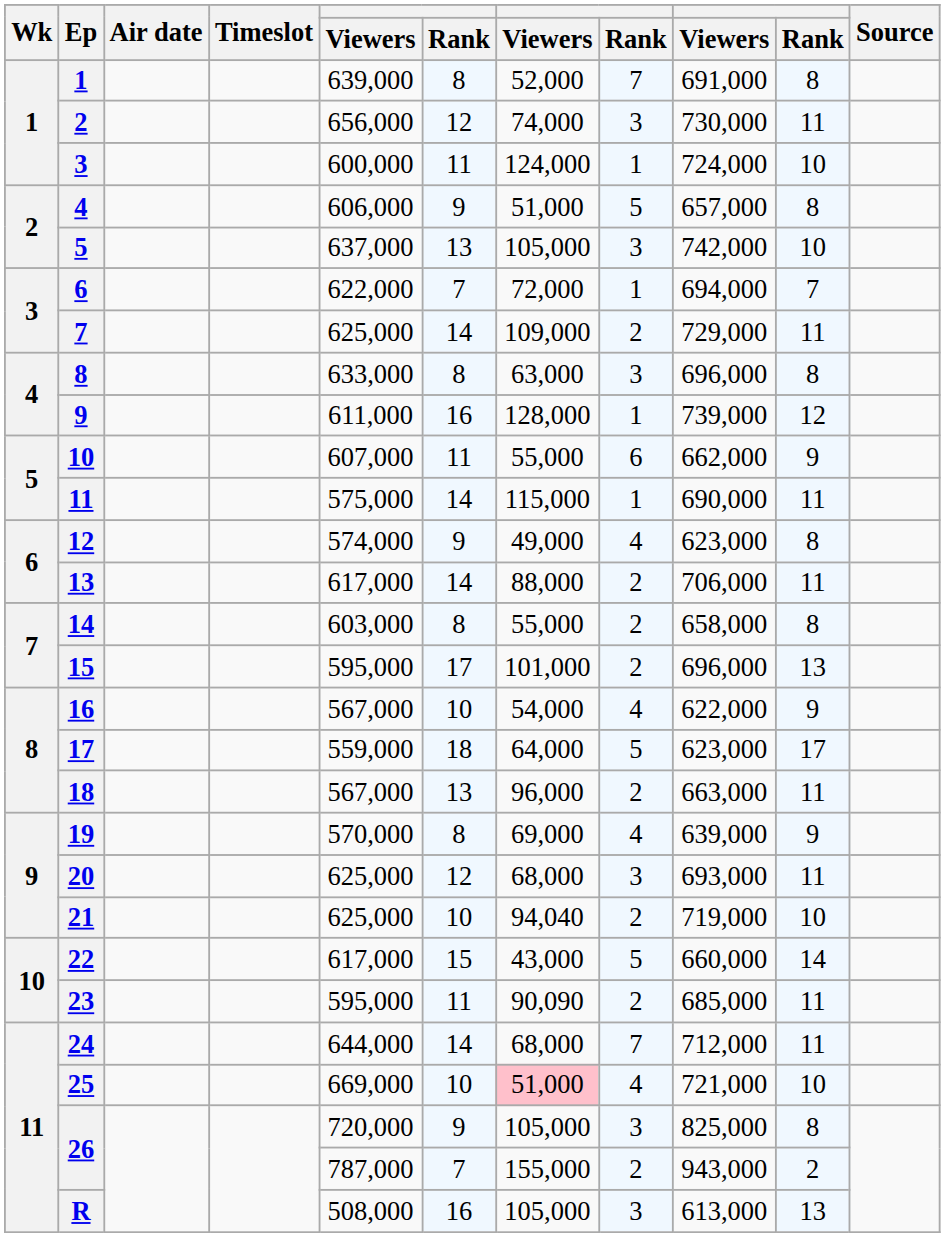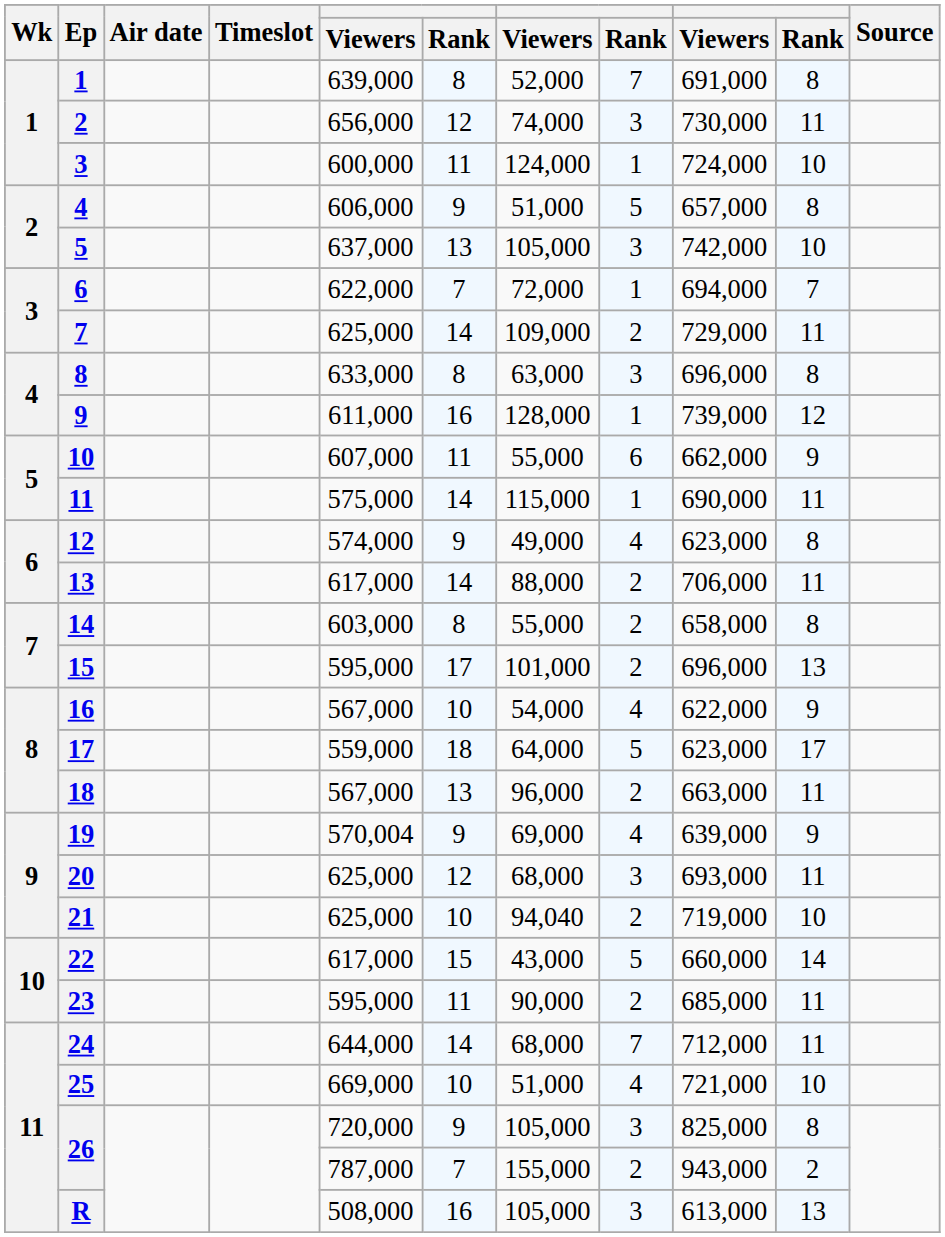(371, 834) 570,000 -> (371, 834) 570,004
(459, 834) 8 -> (459, 834) 9
(547, 1001) 90,090 -> (547, 1001) 90,000
(547, 1085) pink background -> (547, 1085) no background
